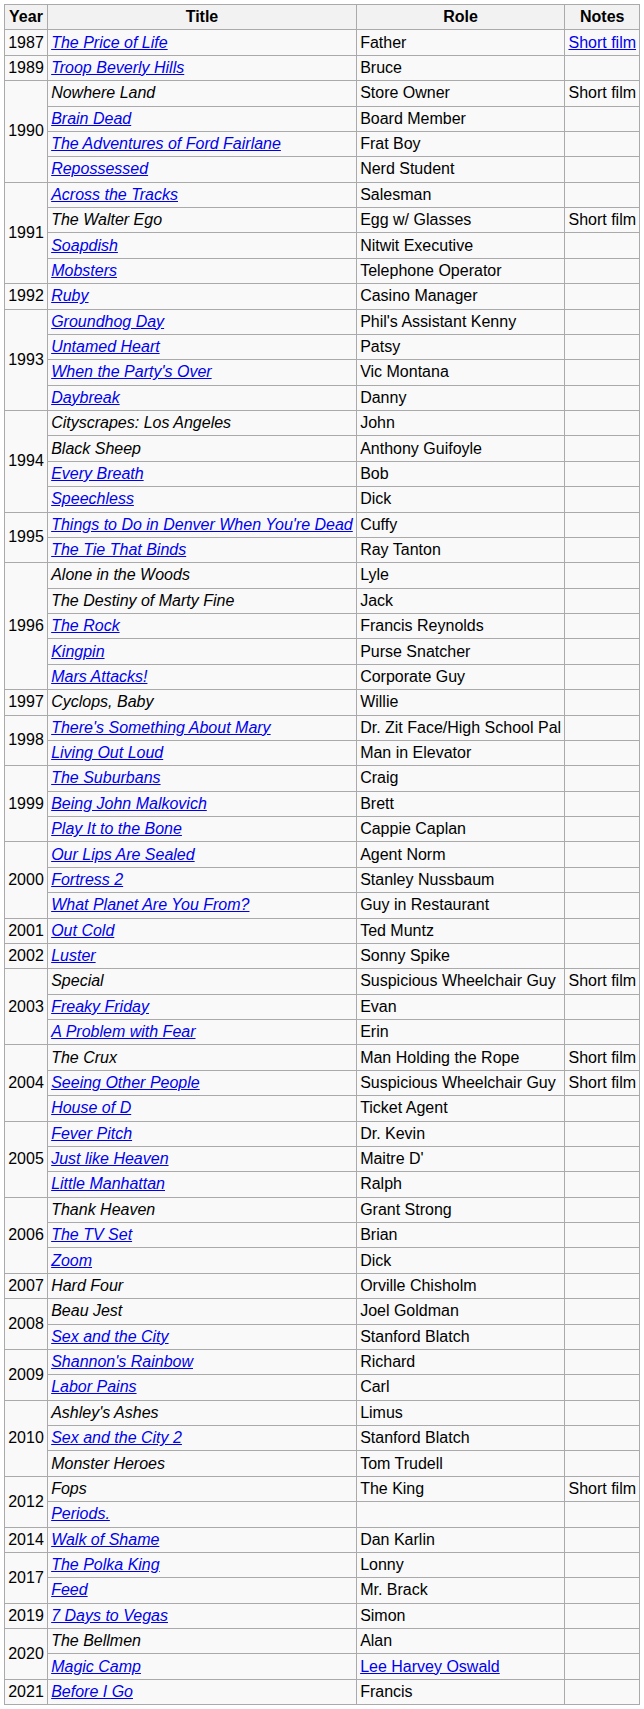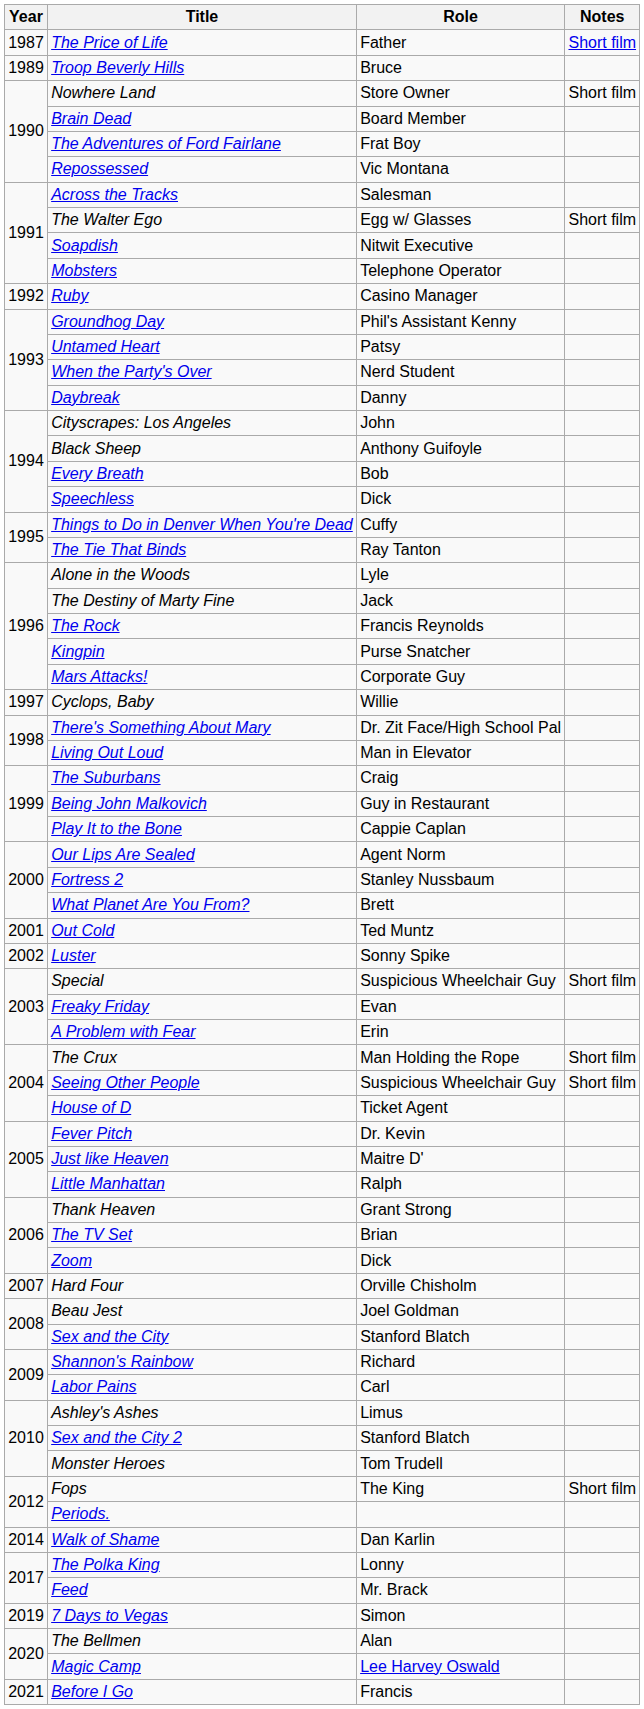(407, 169) Nerd Student -> (404, 169) Vic Montana
(404, 372) Vic Montana -> (407, 372) Nerd Student
(377, 803) Brett -> (425, 803) Guy in Restaurant
(425, 905) Guy in Restaurant -> (377, 905) Brett
